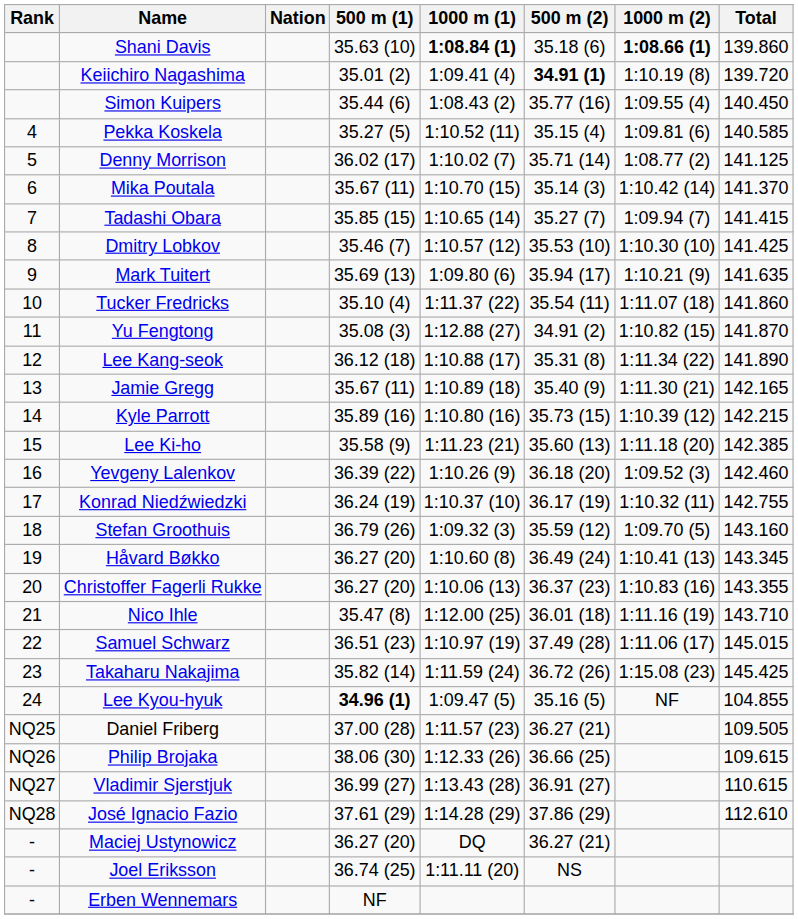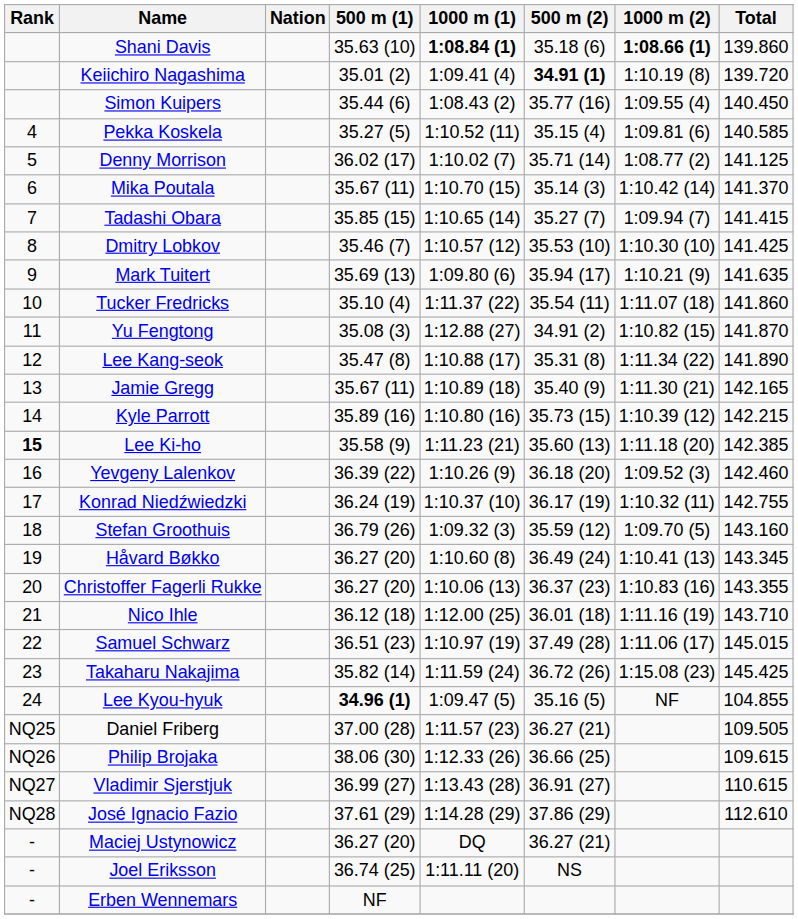(375, 359) 36.12 (18) -> (375, 359) 35.47 (8)
(32, 445) normal -> (32, 445) bold
(375, 615) 35.47 (8) -> (375, 615) 36.12 (18)
